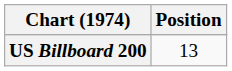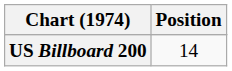(189, 50) 13 -> (189, 50) 14
